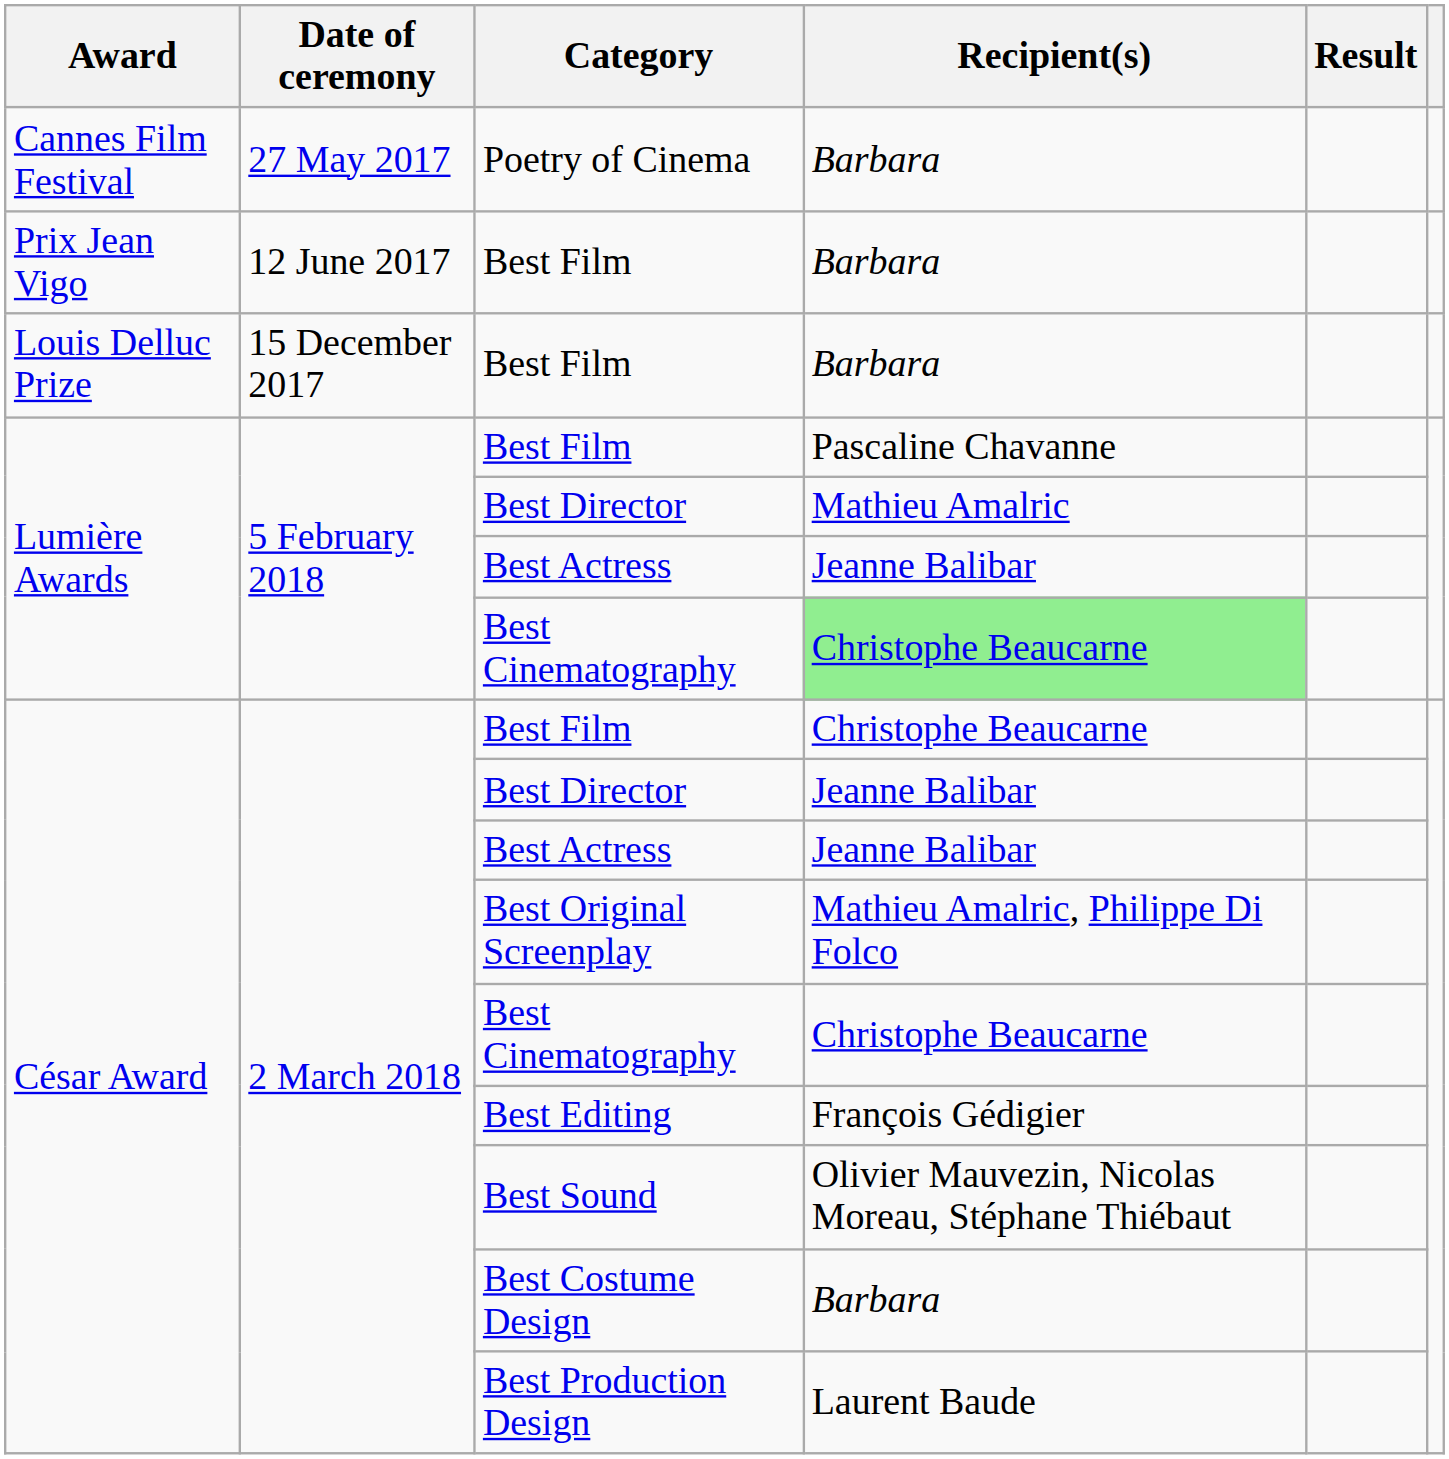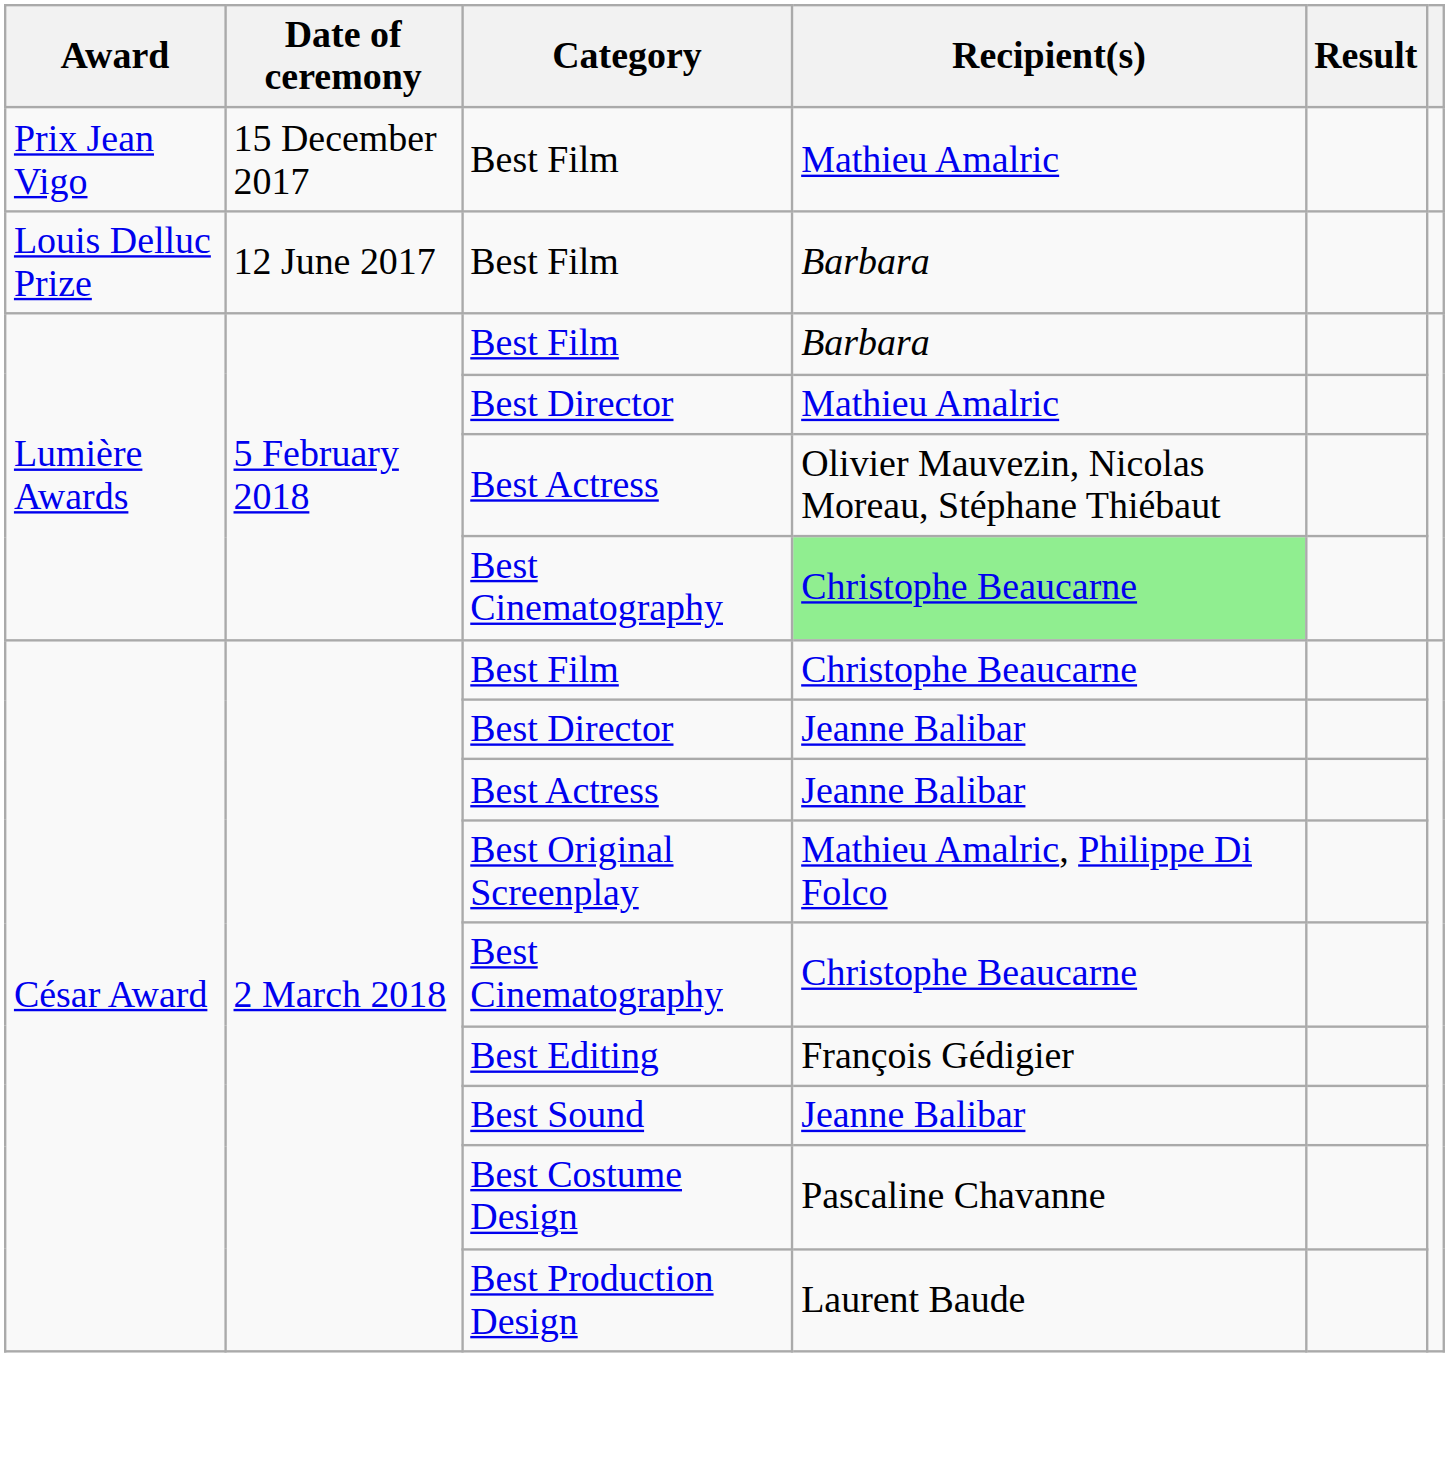- row: (110, 158)
(349, 261) 12 June 2017 -> (335, 158) 15 December 2017
(876, 261) Barbara -> (930, 158) Mathieu Amalric
(350, 364) 15 December 2017 -> (335, 261) 12 June 2017
(964, 445) Pascaline Chavanne -> (865, 342) Barbara
(924, 566) Jeanne Balibar -> (1011, 484) Olivier Mauvezin, Nicolas Moreau, Stéphane Thiébaut
(1021, 1196) Olivier Mauvezin, Nicolas Moreau, Stéphane Thiébaut -> (913, 1114) Jeanne Balibar
(876, 1299) Barbara -> (953, 1196) Pascaline Chavanne
